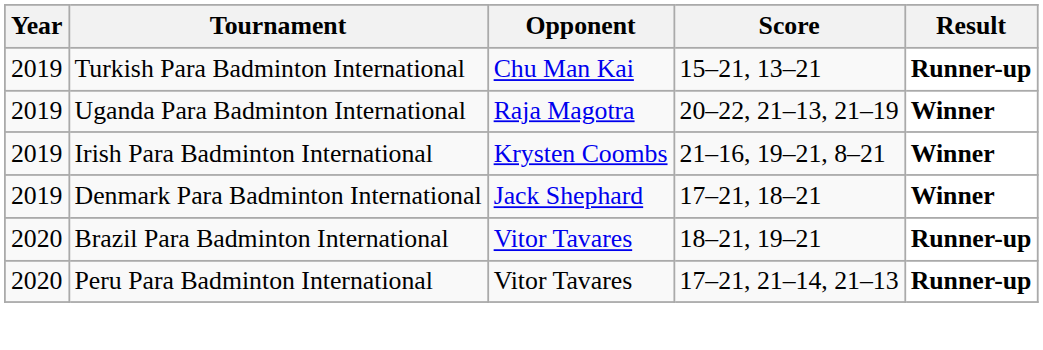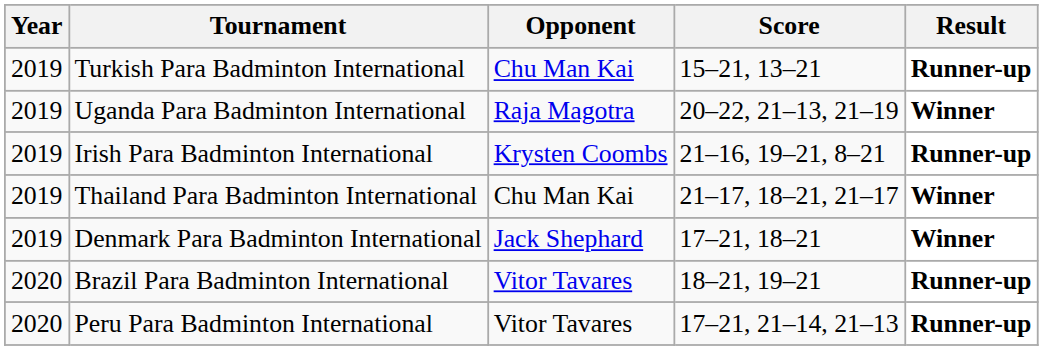(953, 153) Winner -> (971, 153) Runner-up
+ row: (276, 196)
